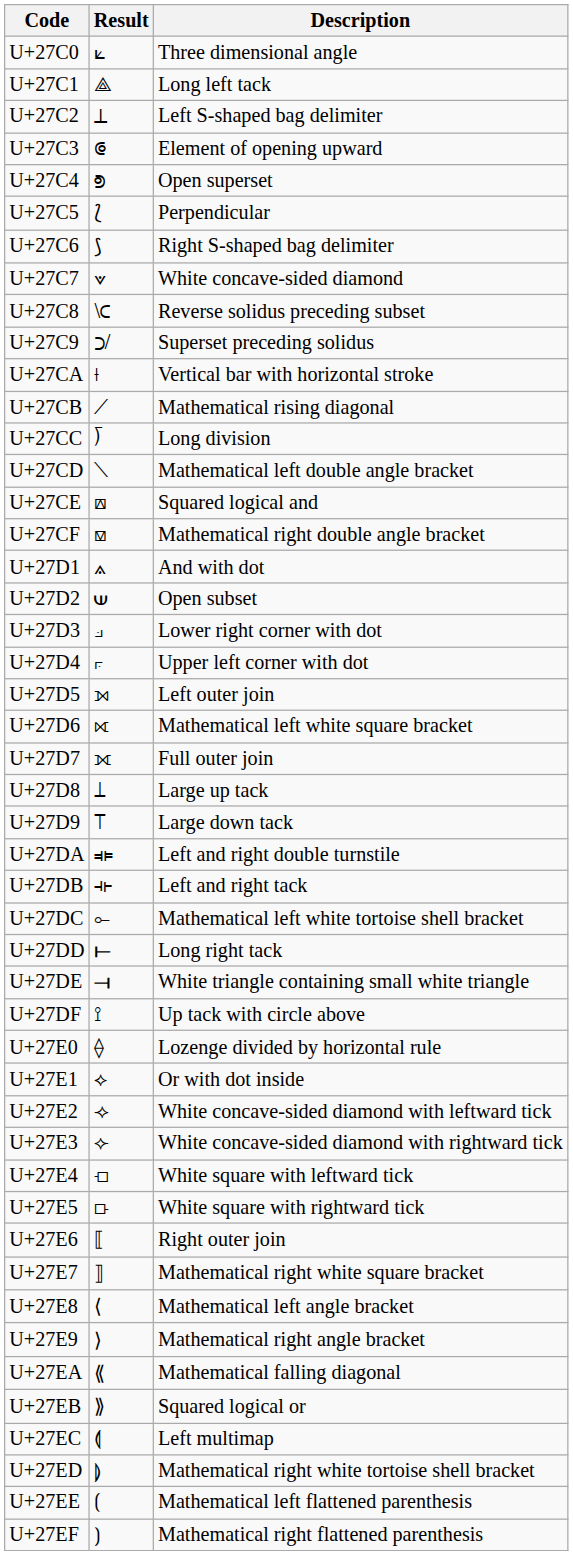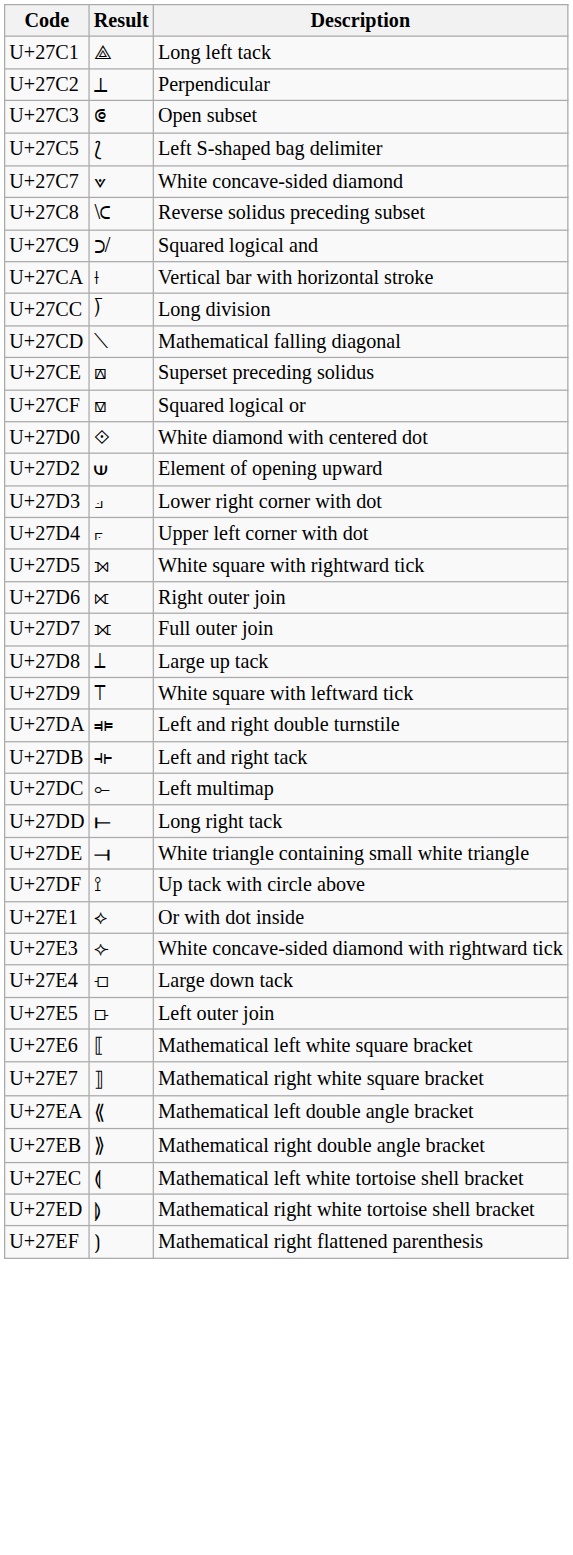- row: (44, 52)
(270, 116) Left S-shaped bag delimiter -> (214, 84) Perpendicular
(270, 148) Element of opening upward -> (208, 116) Open subset
- row: (44, 180)
(214, 212) Perpendicular -> (270, 149) Left S-shaped bag delimiter
- row: (44, 246)
(266, 342) Superset preceding solidus -> (238, 245) Squared logical and
- row: (46, 406)
(316, 470) Mathematical left double angle bracket -> (279, 341) Mathematical falling diagonal
(238, 502) Squared logical and -> (266, 373) Superset preceding solidus
(321, 534) Mathematical right double angle bracket -> (232, 405) Squared logical or
+ row: (45, 437)
- row: (45, 566)
(208, 598) Open subset -> (270, 469) Element of opening upward
(216, 694) Left outer join -> (291, 565) White square with rightward tick
(315, 726) Mathematical left white square bracket -> (222, 597) Right outer join
(226, 822) Large down tack -> (286, 693) White square with leftward tick
(341, 918) Mathematical left white tortoise shell bracket -> (216, 789) Left multimap
- row: (44, 1046)
- row: (44, 1111)
(286, 1175) White square with leftward tick -> (226, 980) Large down tack
(291, 1207) White square with rightward tick -> (216, 1012) Left outer join
(222, 1239) Right outer join -> (315, 1045) Mathematical left white square bracket
- row: (44, 1306)
- row: (44, 1339)
(279, 1372) Mathematical falling diagonal -> (316, 1111) Mathematical left double angle bracket
(232, 1406) Squared logical or -> (321, 1145) Mathematical right double angle bracket
(216, 1438) Left multimap -> (341, 1177) Mathematical left white tortoise shell bracket
- row: (45, 1502)
